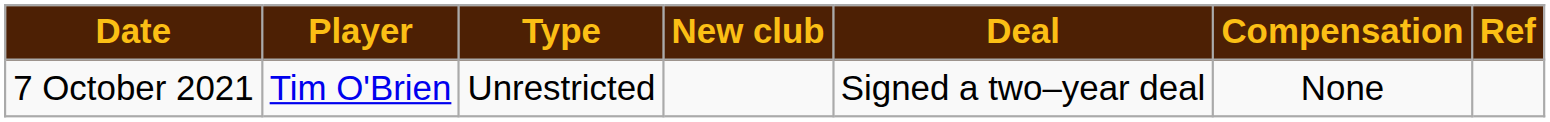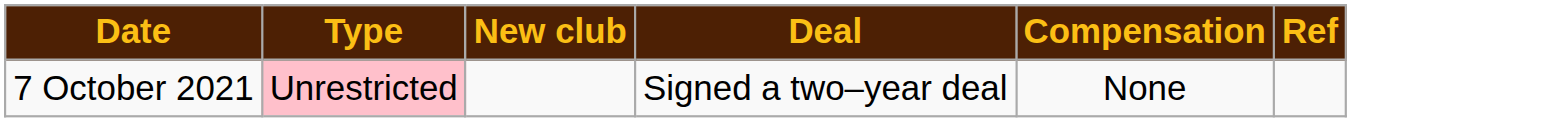- column: (361, 32)
(561, 87) no background -> (364, 87) pink background
